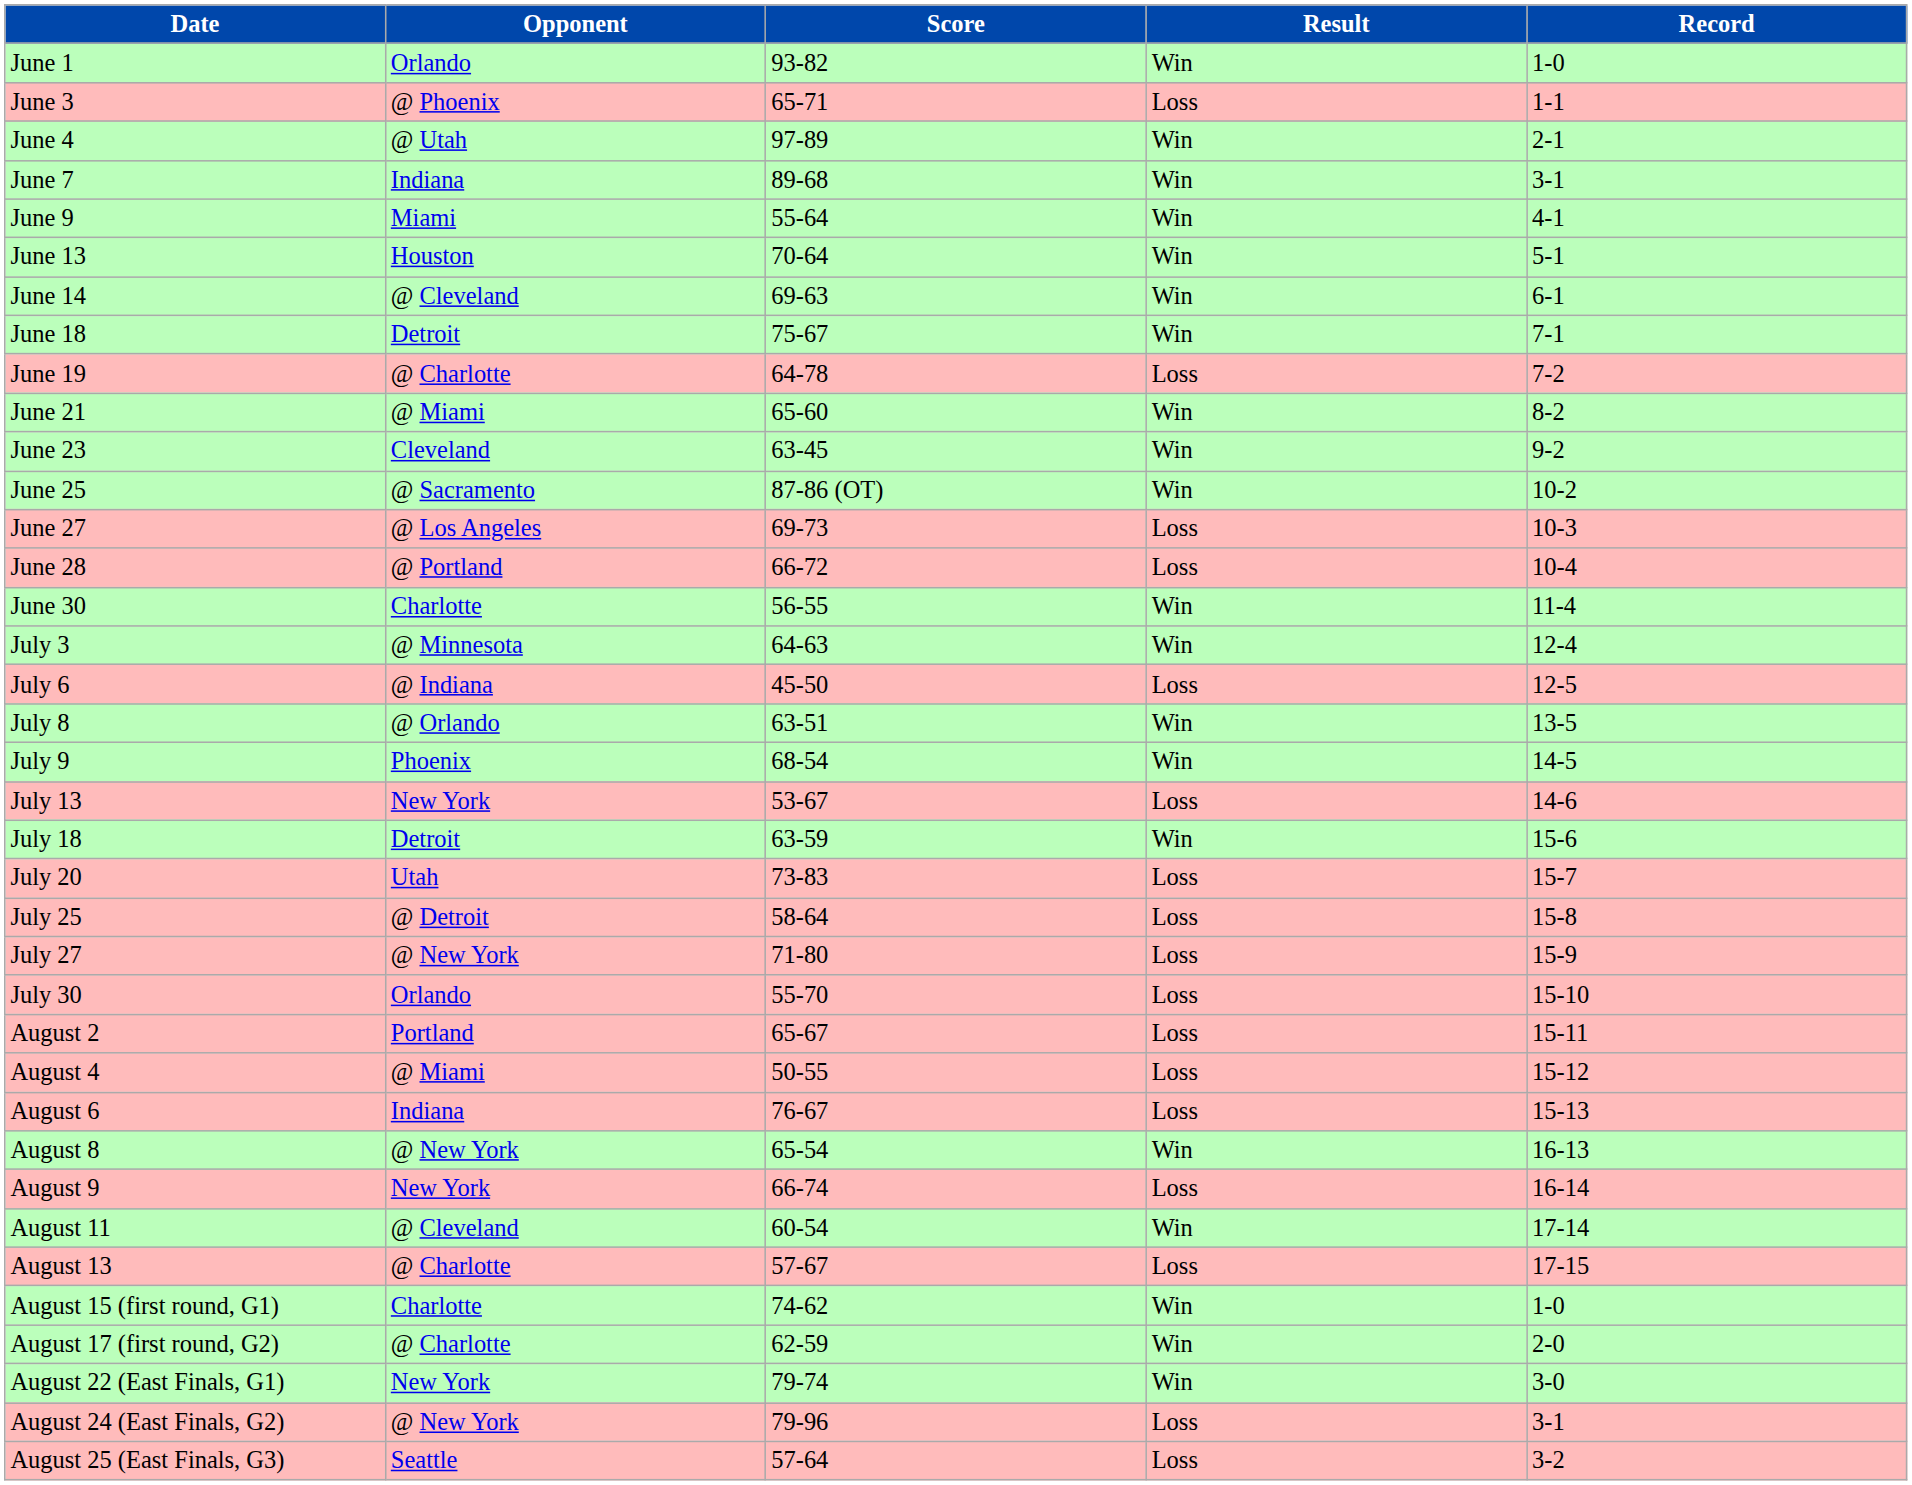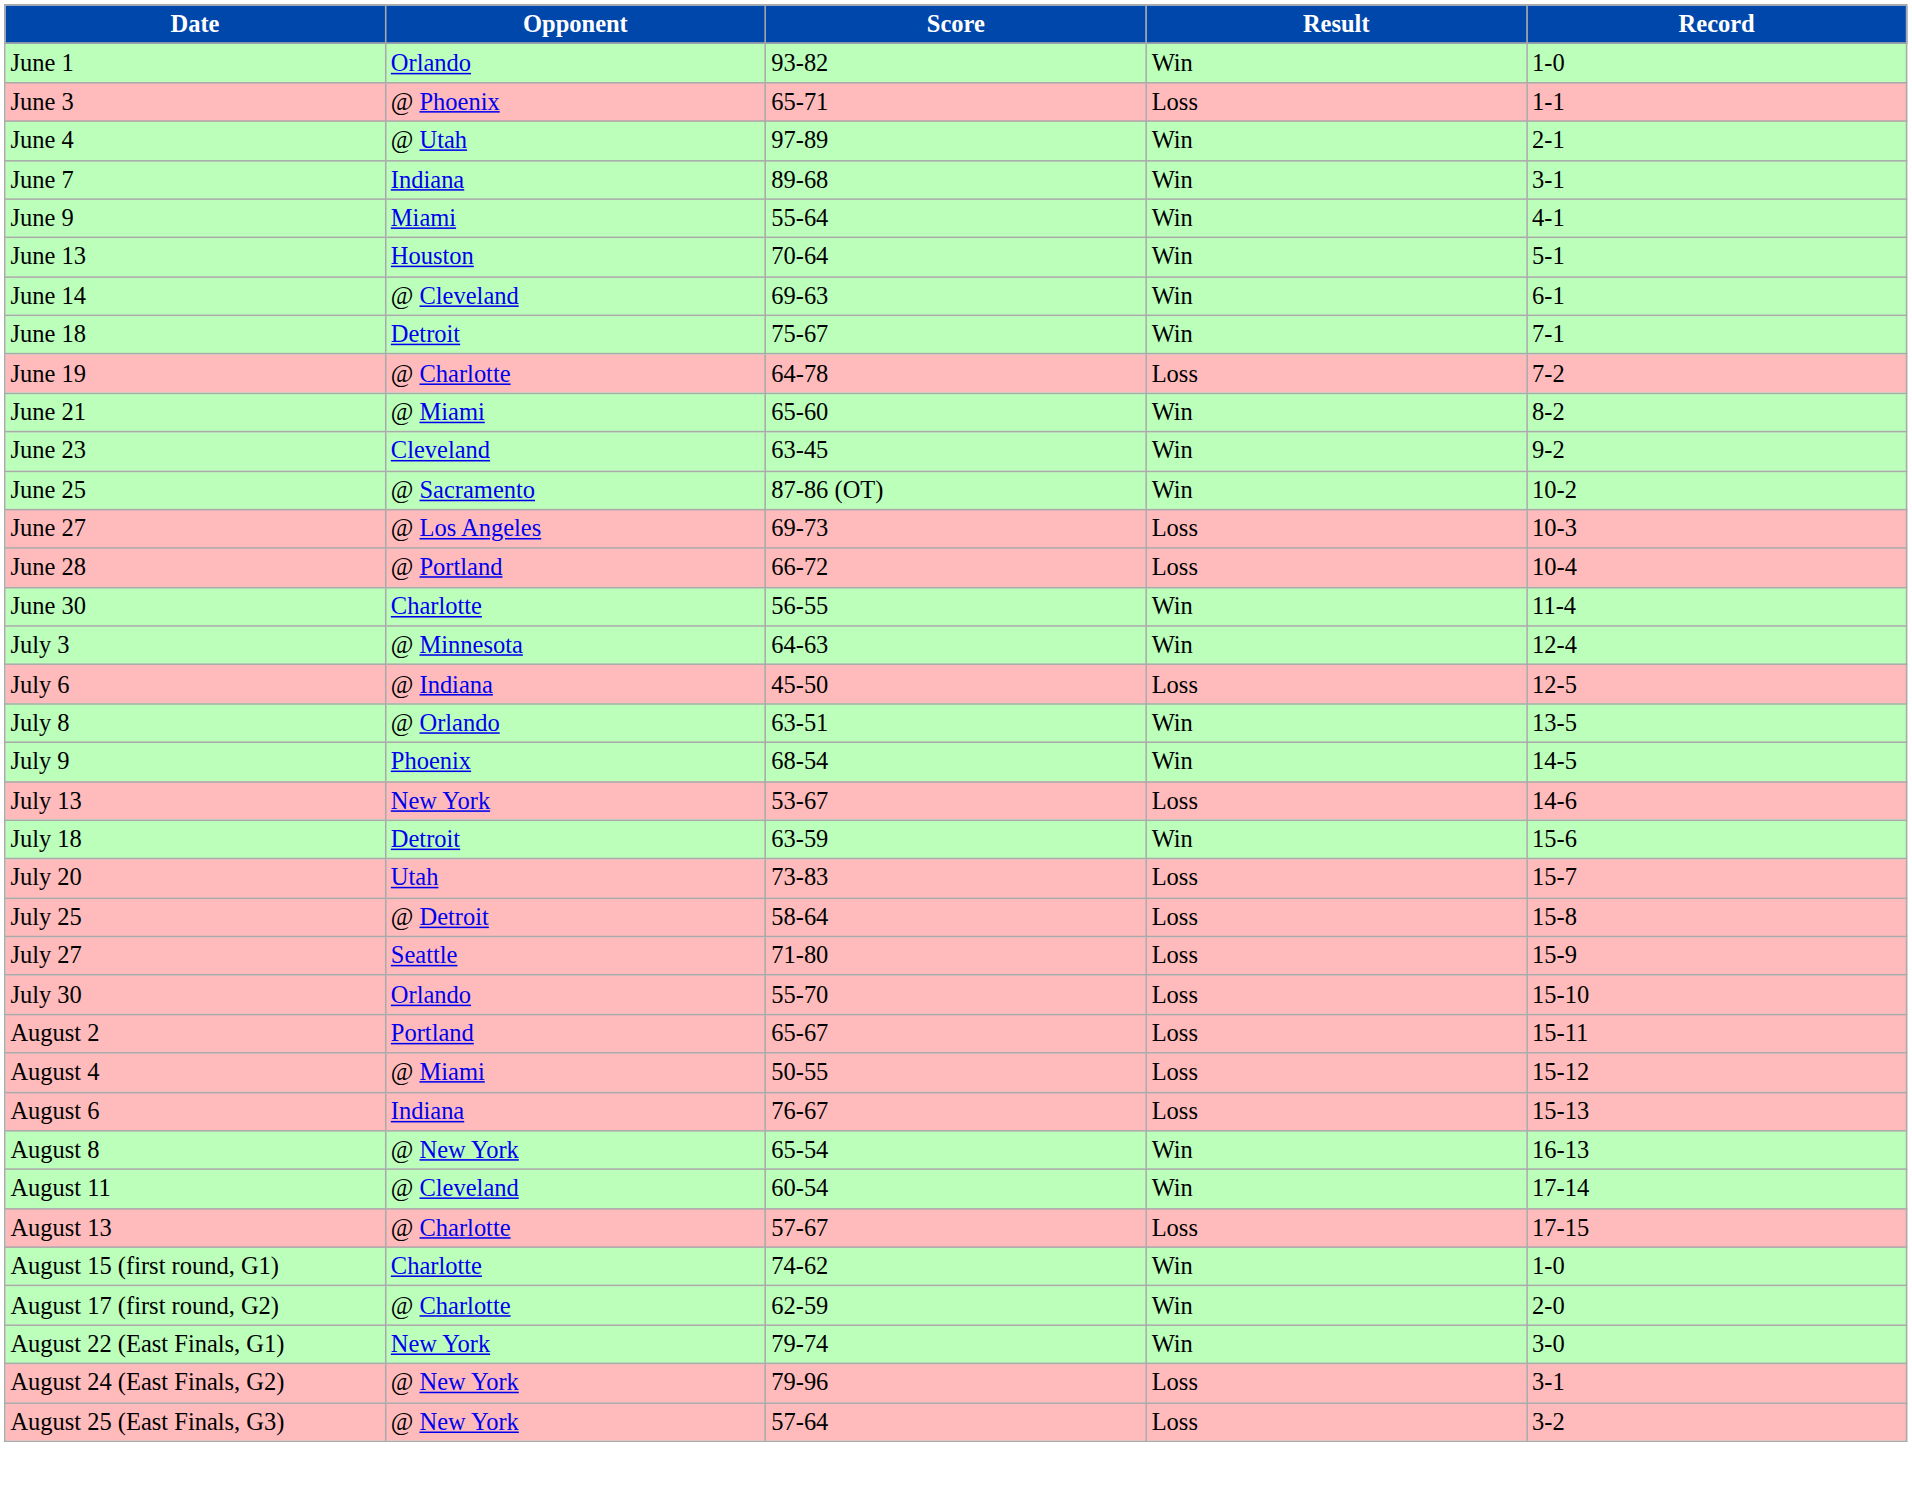(455, 955) @ New York -> (424, 955) Seattle
- row: (55, 1188)
(424, 1460) Seattle -> (455, 1421) @ New York
